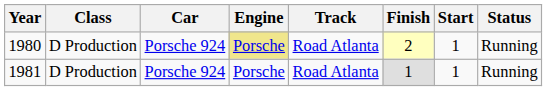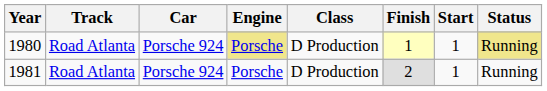columns swapped: (336, 18) <-> (93, 18)
(408, 45) 2 -> (408, 45) 1
(509, 45) no background -> (509, 45) khaki background
(408, 72) 1 -> (408, 72) 2
